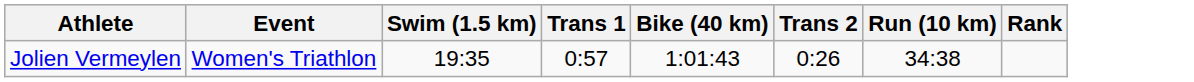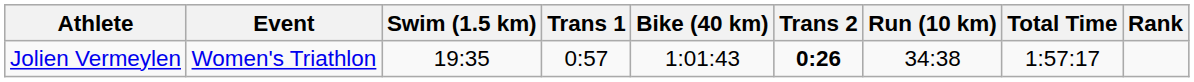+ column: (1062, 23)
(818, 58) normal -> (818, 58) bold
